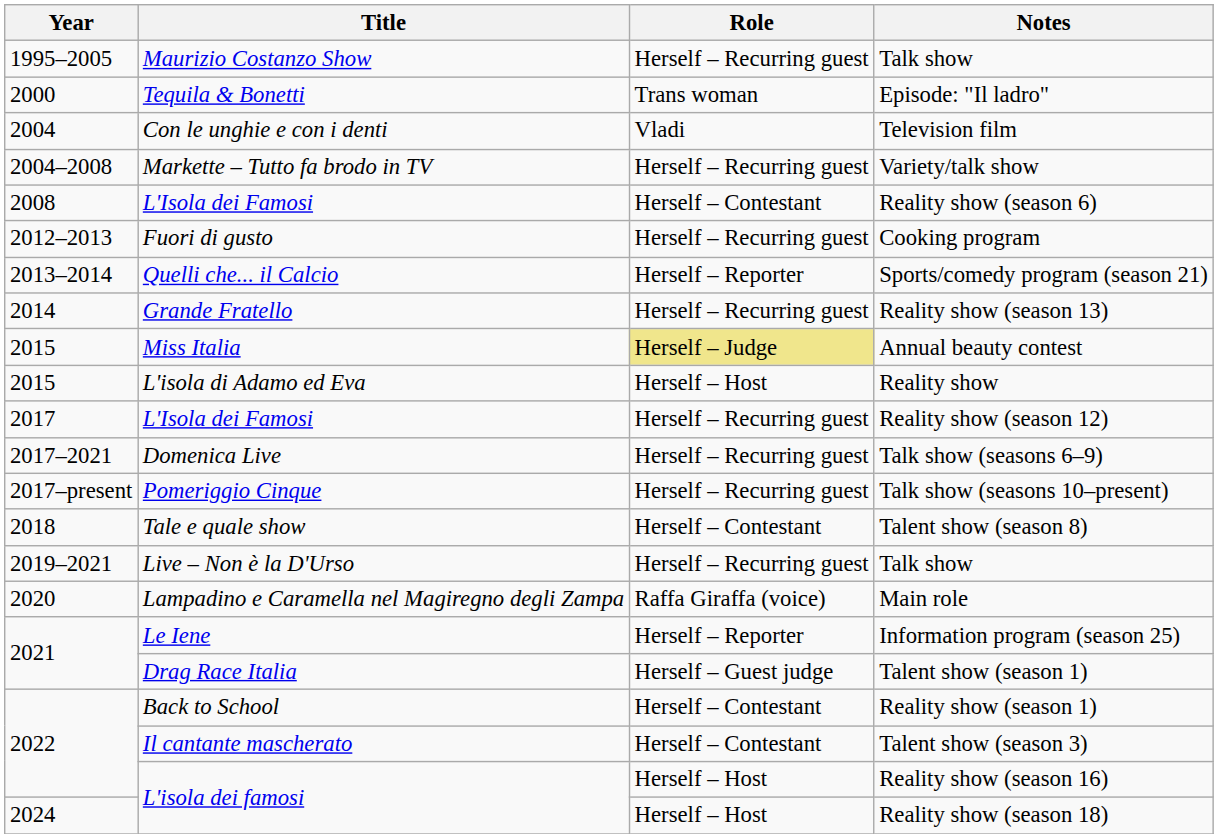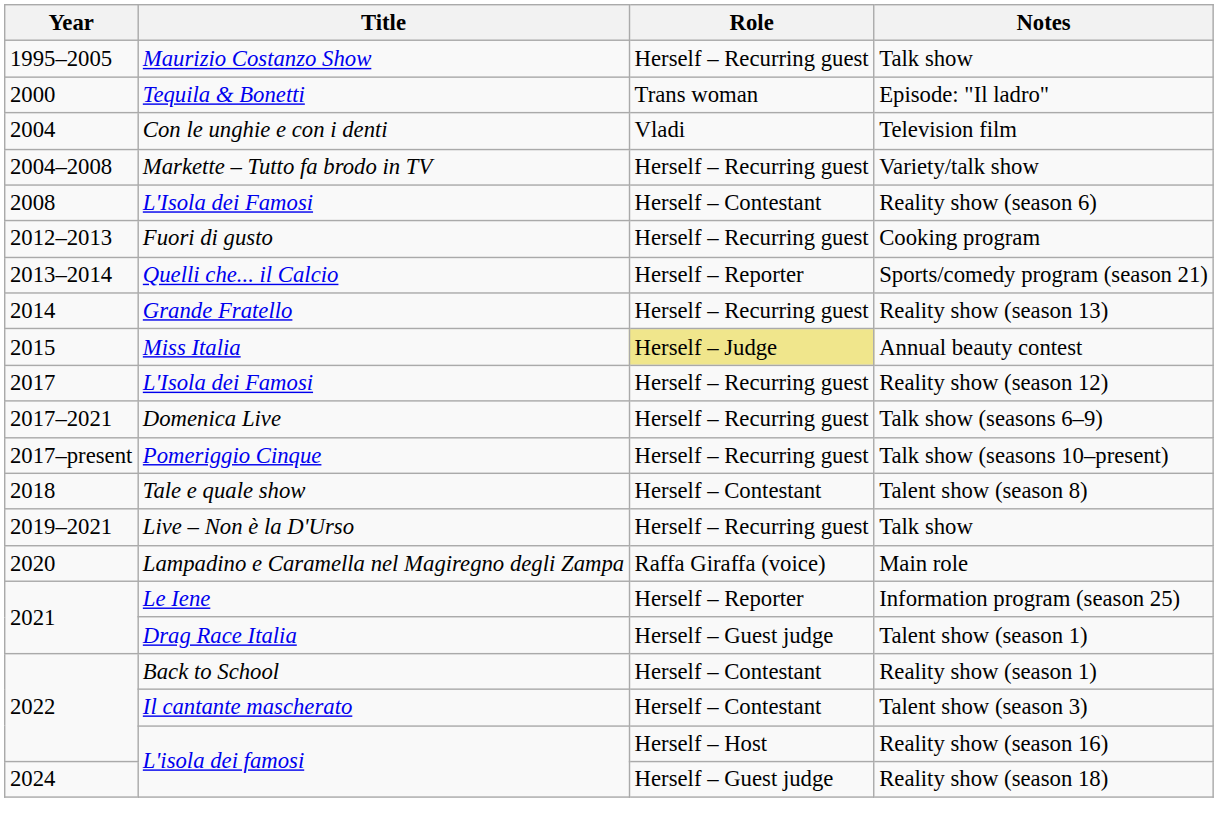- row: (254, 382)
(701, 815) Herself – Host -> (734, 779) Herself – Guest judge
